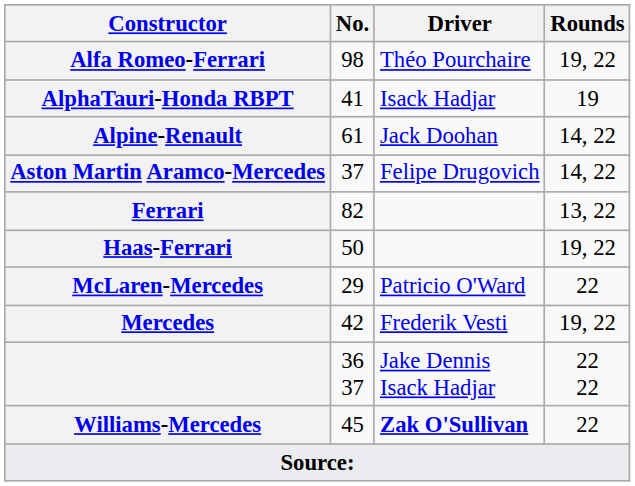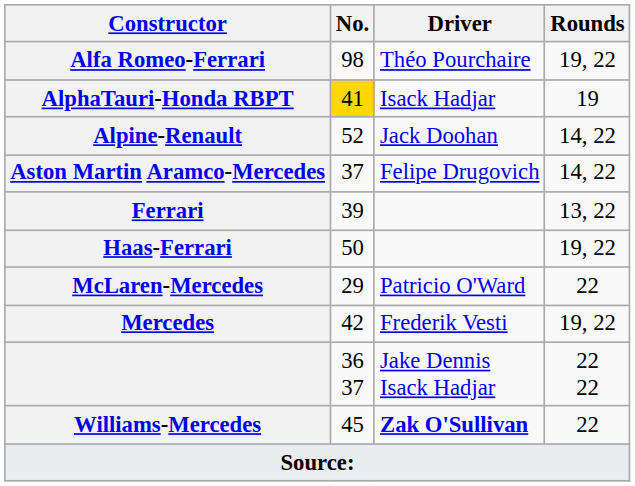(353, 97) no background -> (353, 97) gold background
(353, 135) 61 -> (353, 135) 52
(353, 210) 82 -> (353, 210) 39
